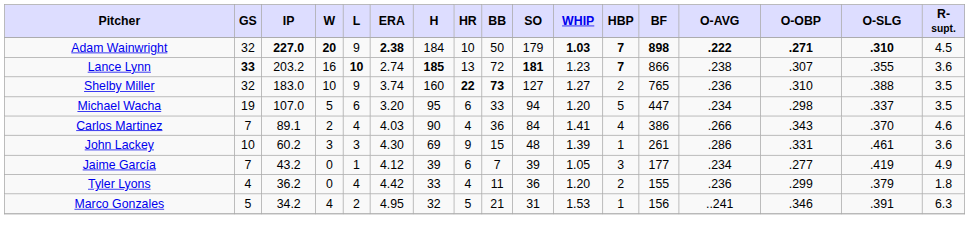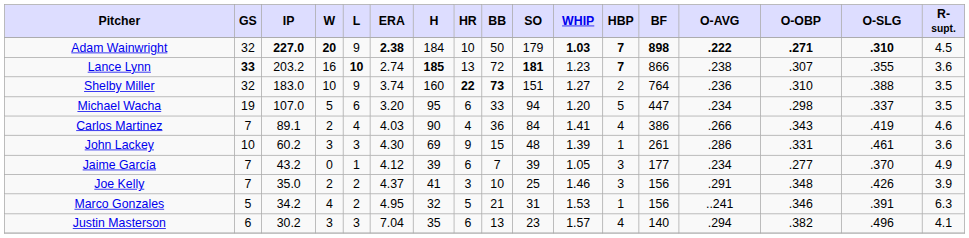(533, 86) 127 -> (533, 86) 151
(659, 86) 765 -> (659, 86) 764
(882, 125) .370 -> (882, 125) .419
(882, 164) .419 -> (882, 164) .370
- row: (119, 184)
+ row: (119, 184)
+ row: (119, 223)
